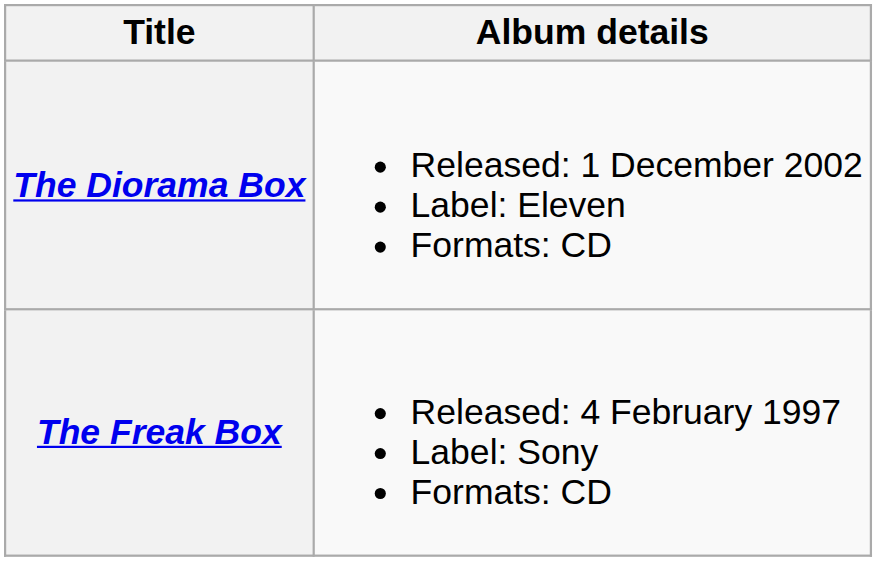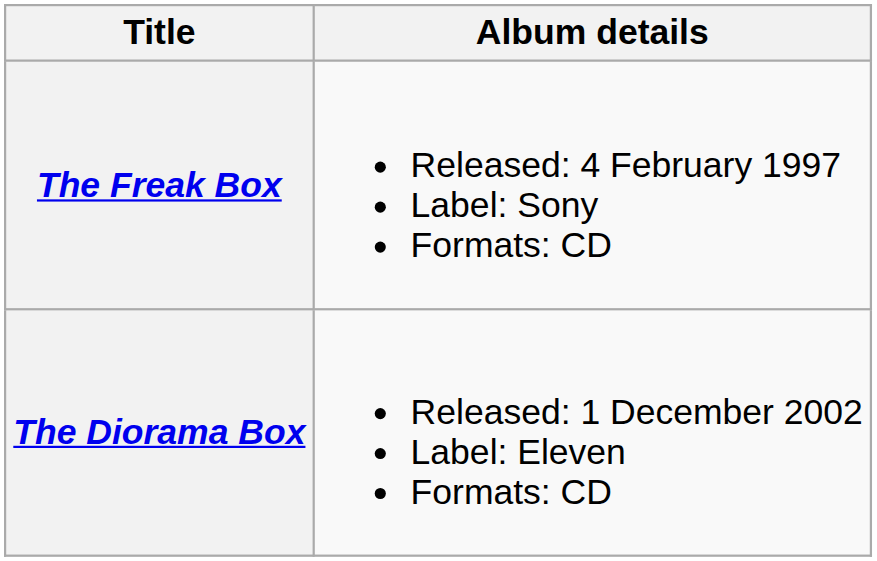rows swapped: (159, 431) <-> (159, 184)
